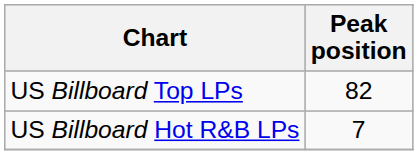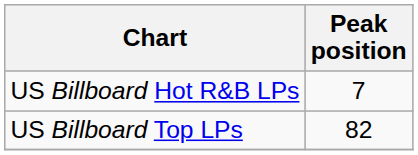rows swapped: (155, 129) <-> (127, 90)
